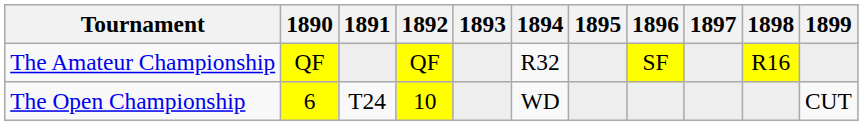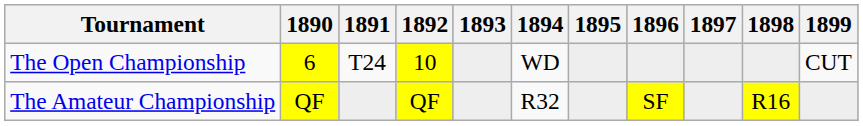rows swapped: (128, 101) <-> (143, 62)
